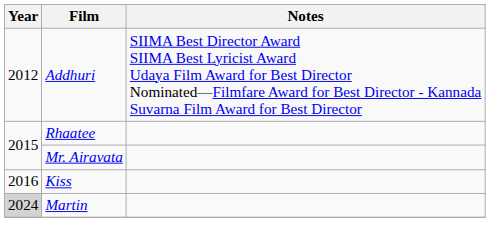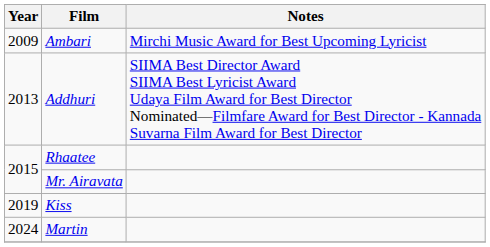+ row: (68, 40)
(23, 74) 2012 -> (23, 98) 2013
(23, 181) 2016 -> (23, 205) 2019
(23, 205) lightgrey background -> (23, 229) no background
